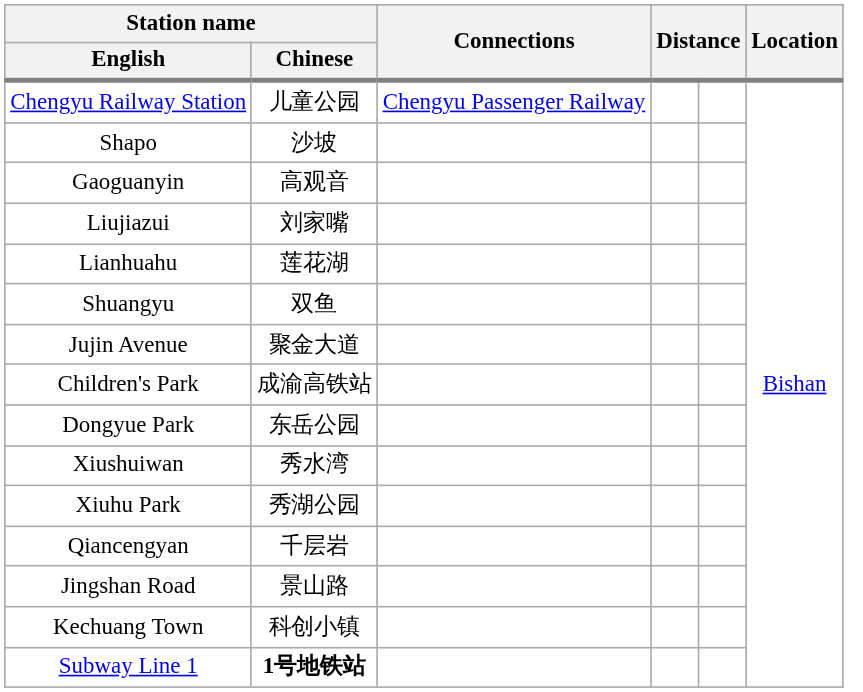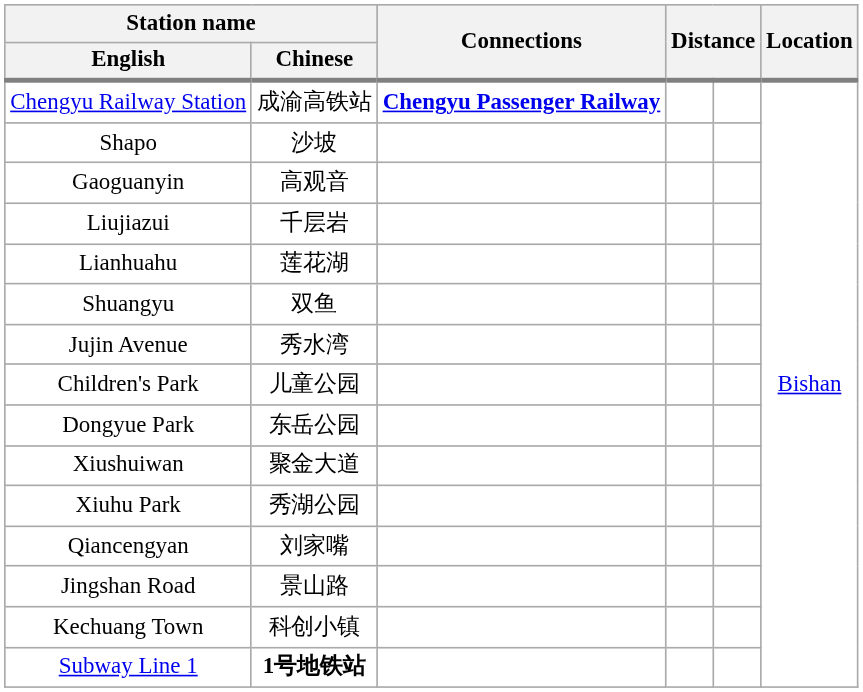(314, 102) 儿童公园 -> (314, 102) 成渝高铁站
(514, 102) normal -> (521, 102) bold
(314, 223) 刘家嘴 -> (314, 223) 千层岩
(314, 344) 聚金大道 -> (314, 344) 秀水湾
(314, 384) 成渝高铁站 -> (314, 384) 儿童公园
(314, 465) 秀水湾 -> (314, 465) 聚金大道
(314, 545) 千层岩 -> (314, 545) 刘家嘴
